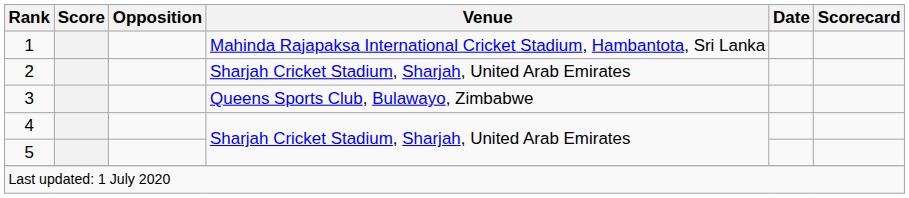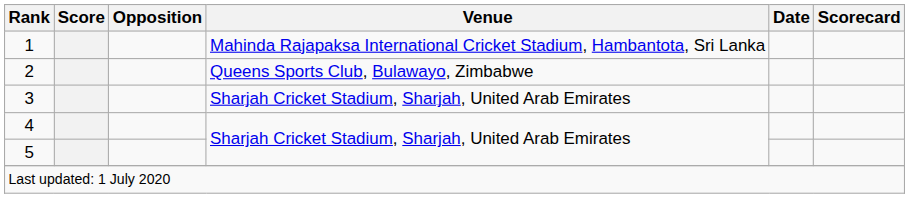(420, 71) Sharjah Cricket Stadium, Sharjah, United Arab Emirates -> (372, 71) Queens Sports Club, Bulawayo, Zimbabwe
(372, 98) Queens Sports Club, Bulawayo, Zimbabwe -> (420, 98) Sharjah Cricket Stadium, Sharjah, United Arab Emirates
